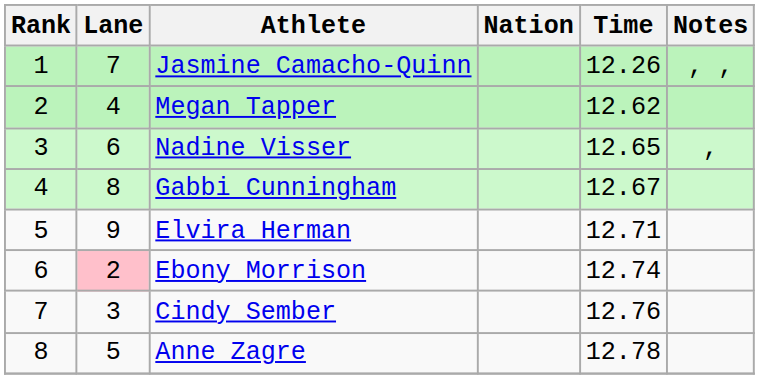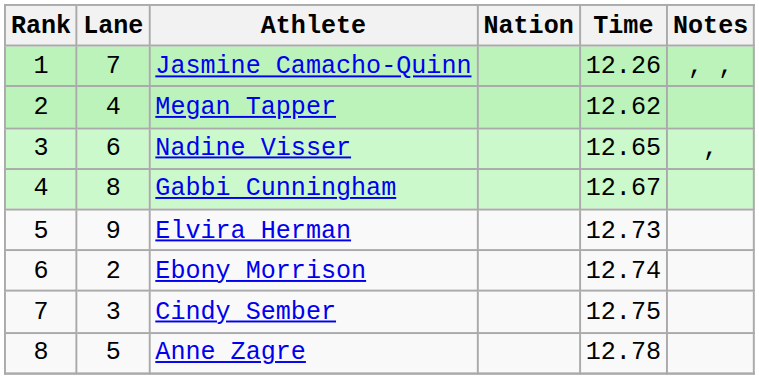(623, 230) 12.71 -> (623, 230) 12.73
(113, 271) pink background -> (113, 271) no background
(623, 312) 12.76 -> (623, 312) 12.75
